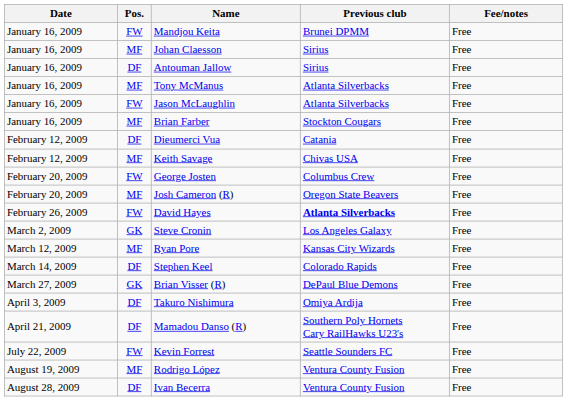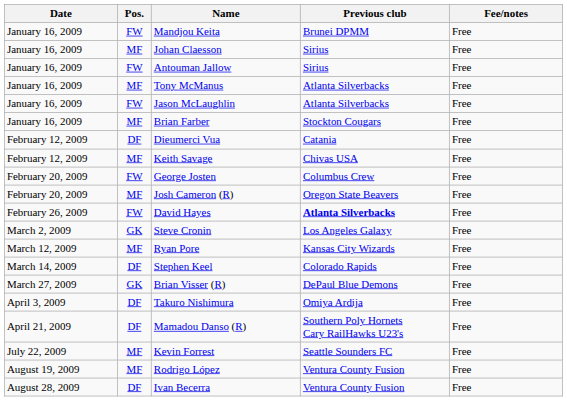(134, 67) DF -> (134, 67) FW
(134, 351) FW -> (134, 351) MF
